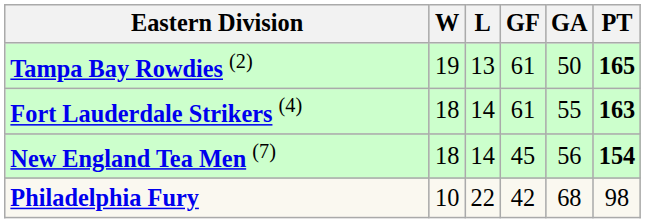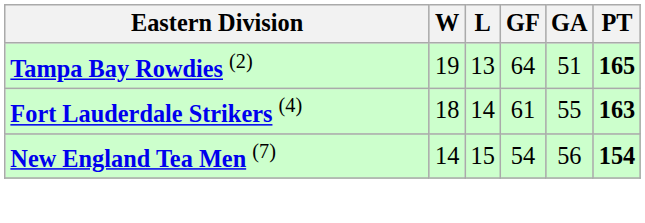(523, 65) 61 -> (523, 65) 64
(569, 65) 50 -> (569, 65) 51
(447, 155) 18 -> (447, 155) 14
(483, 155) 14 -> (483, 155) 15
(523, 155) 45 -> (523, 155) 54
- row: (105, 197)
